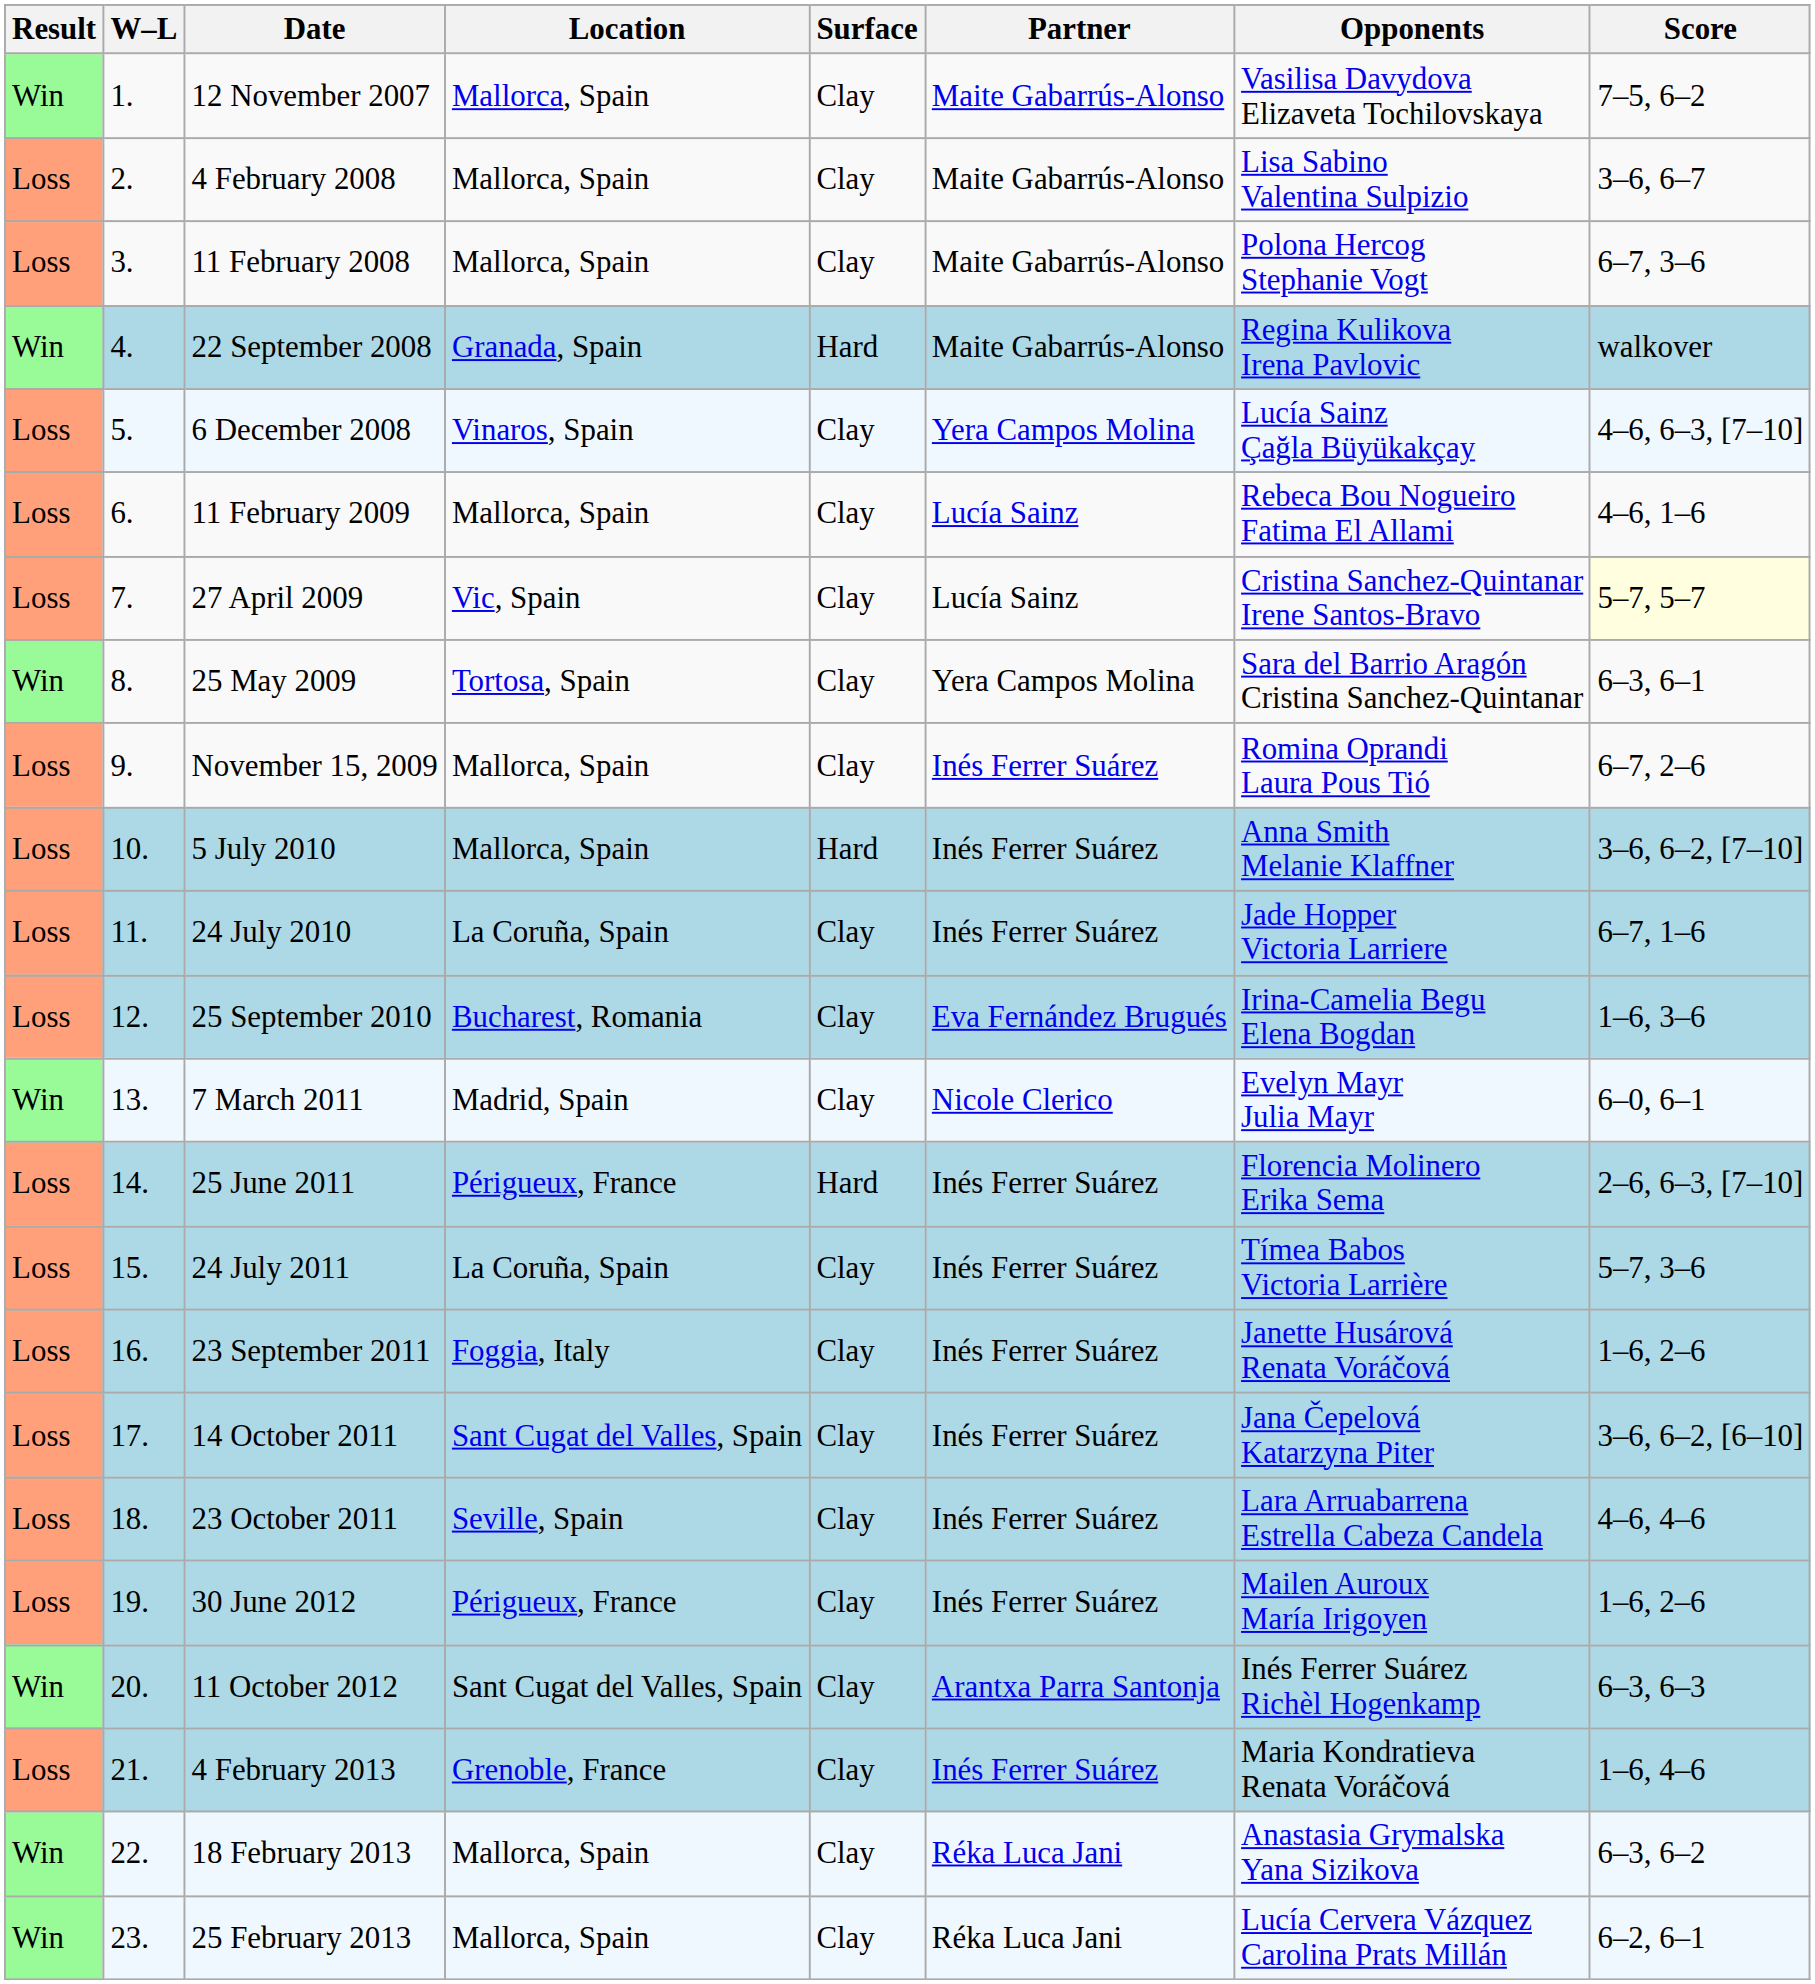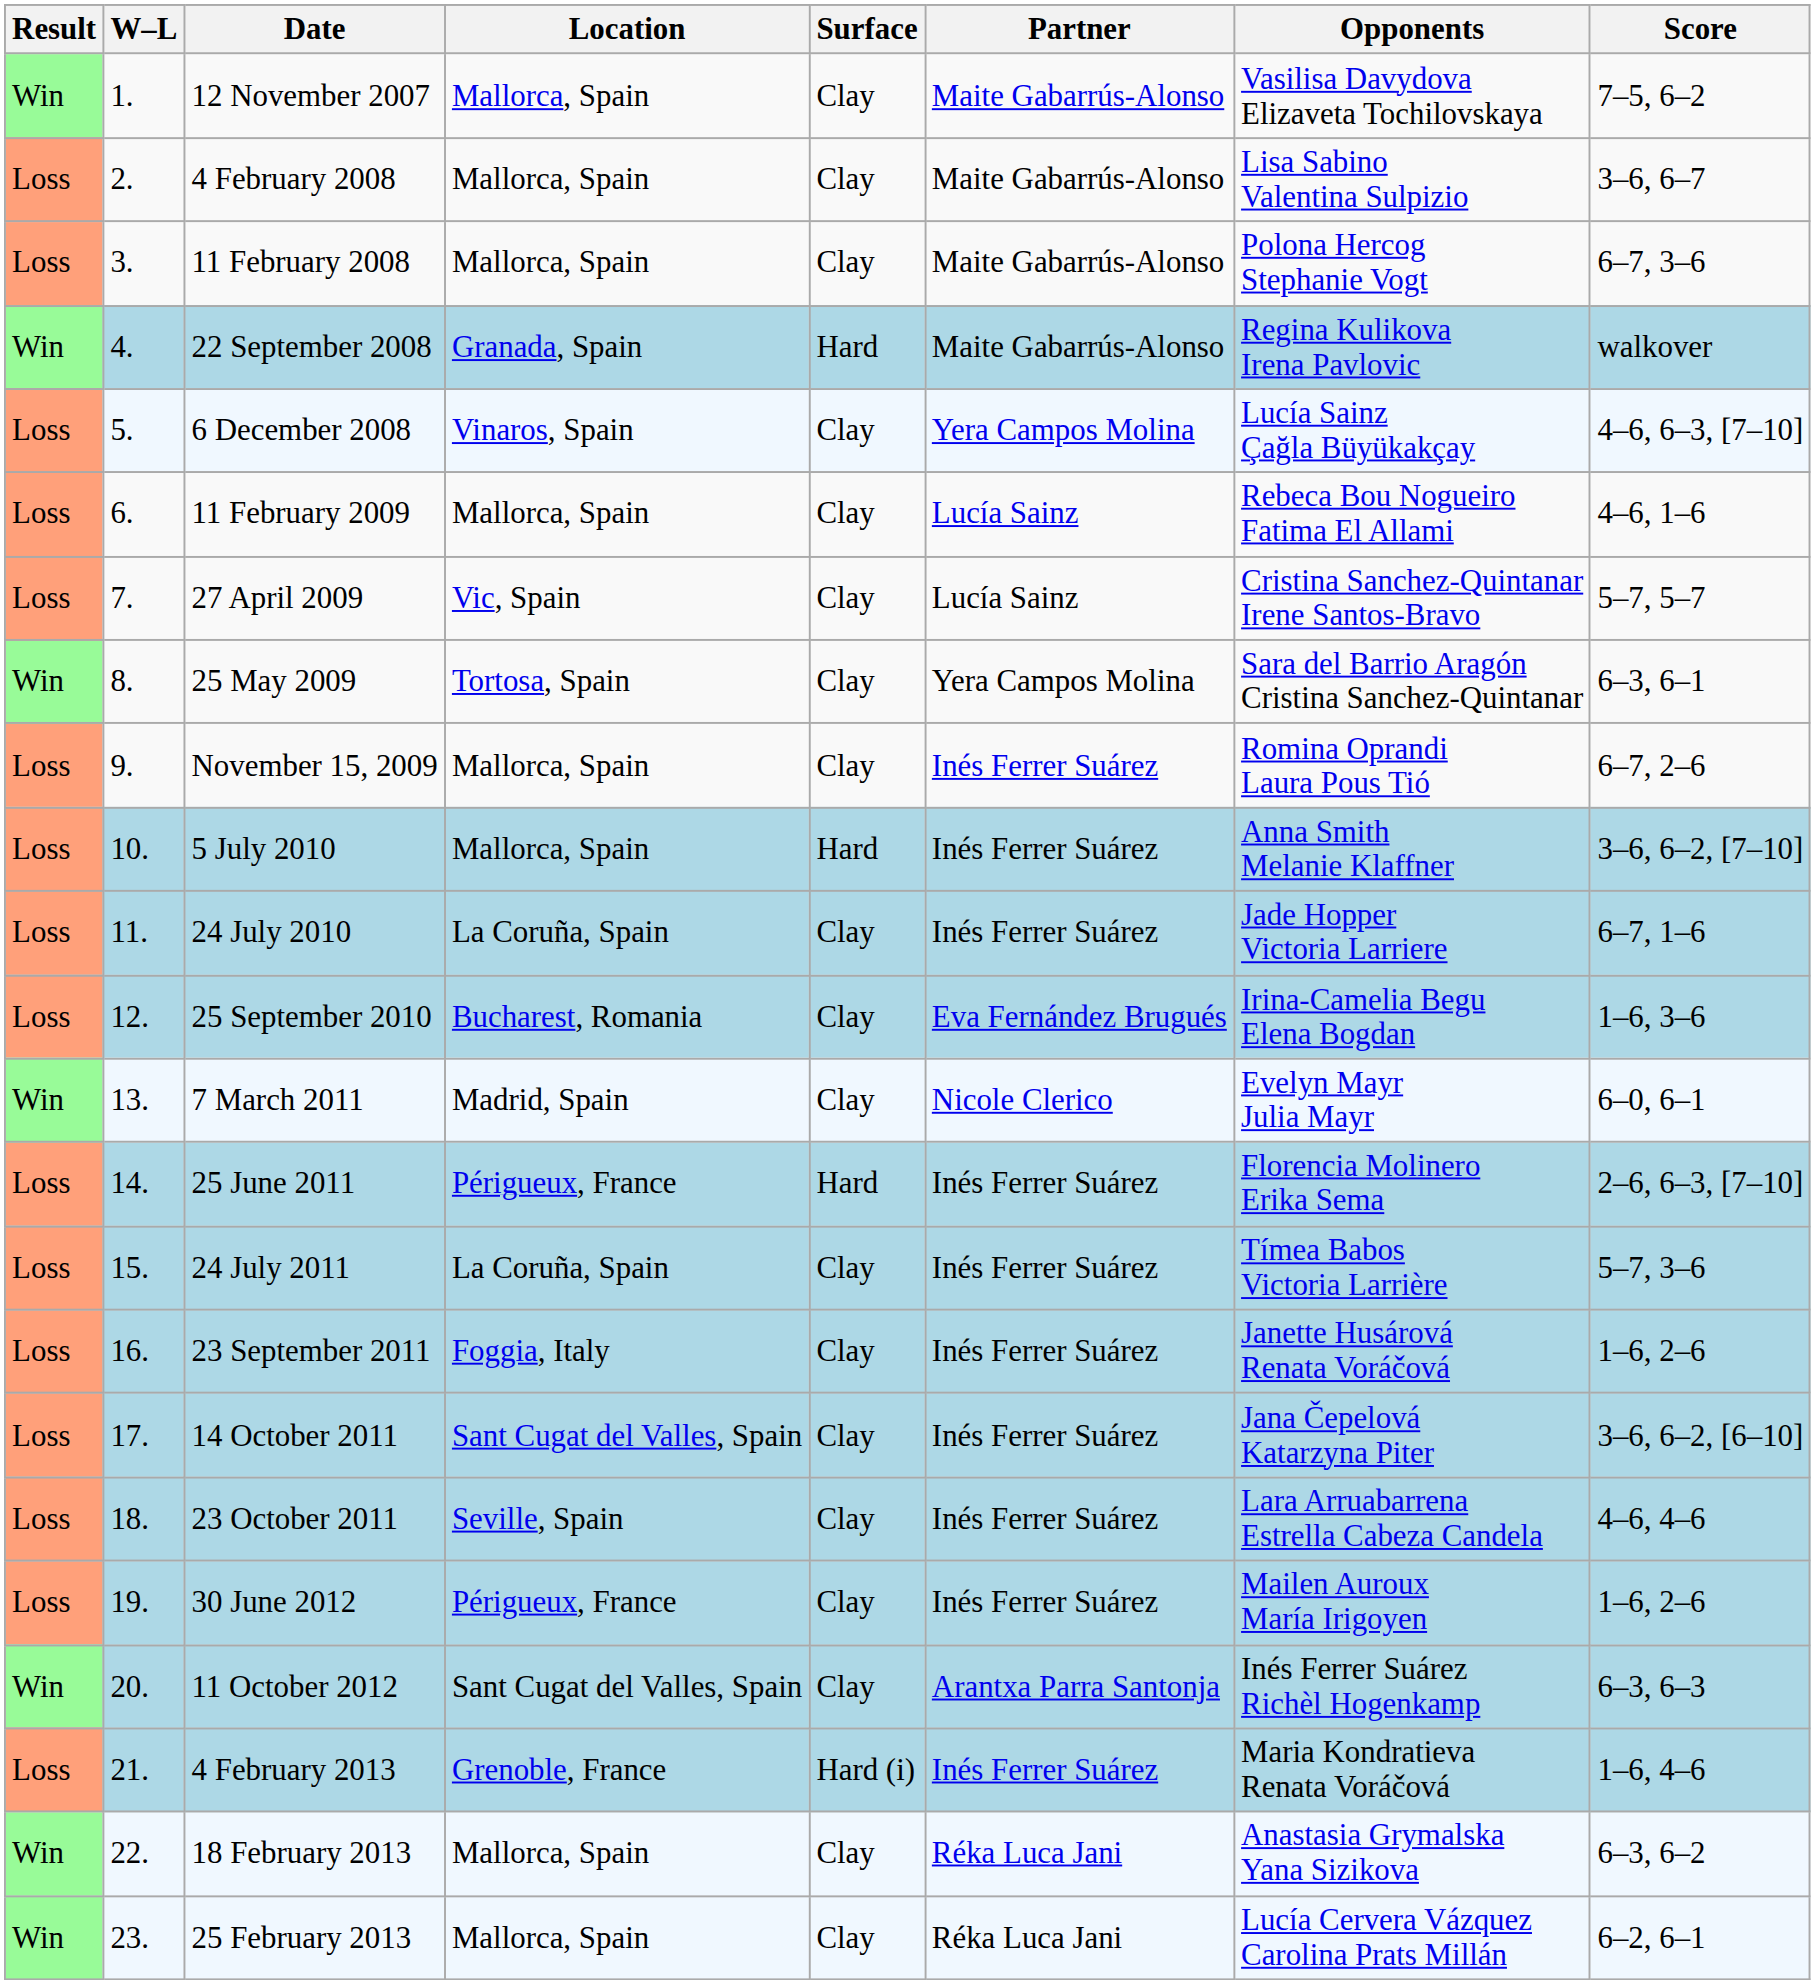(1651, 597) lightyellow background -> (1651, 597) no background
(846, 1769) Clay -> (866, 1769) Hard (i)
